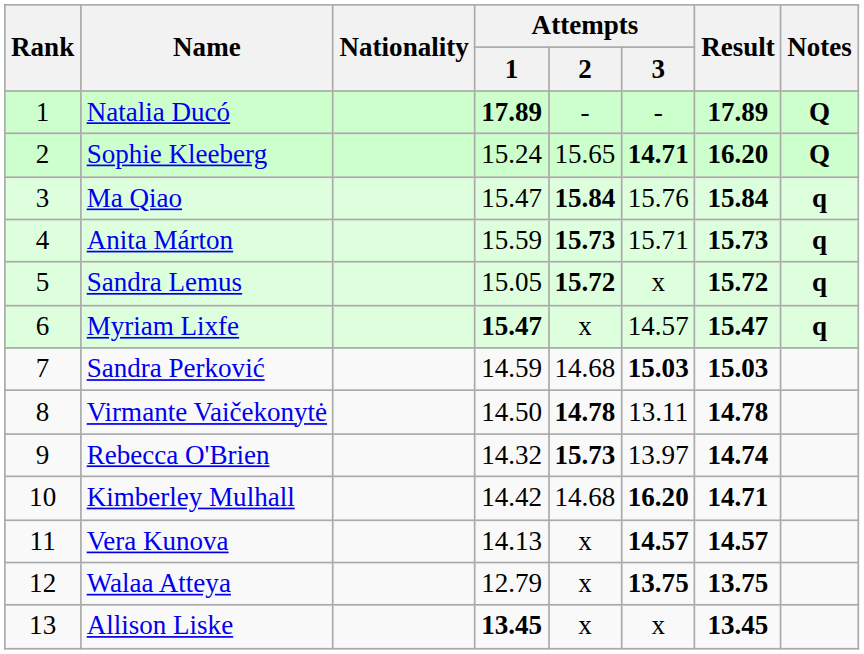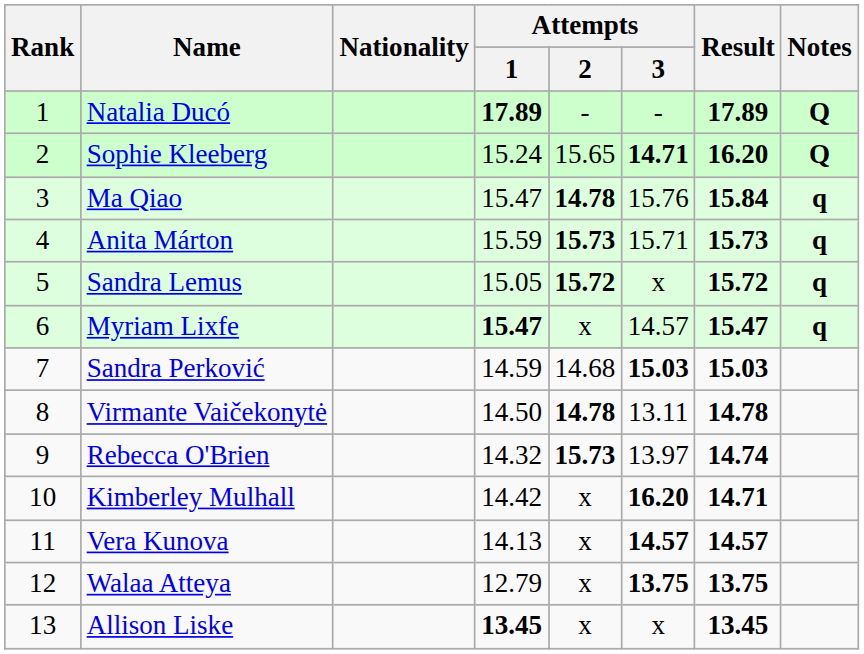(585, 197) 15.84 -> (585, 197) 14.78
(585, 497) 14.68 -> (585, 497) x
